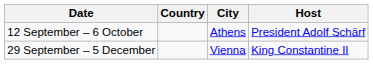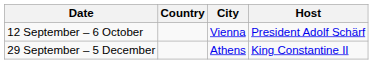(228, 31) Athens -> (228, 31) Vienna
(228, 50) Vienna -> (228, 50) Athens
